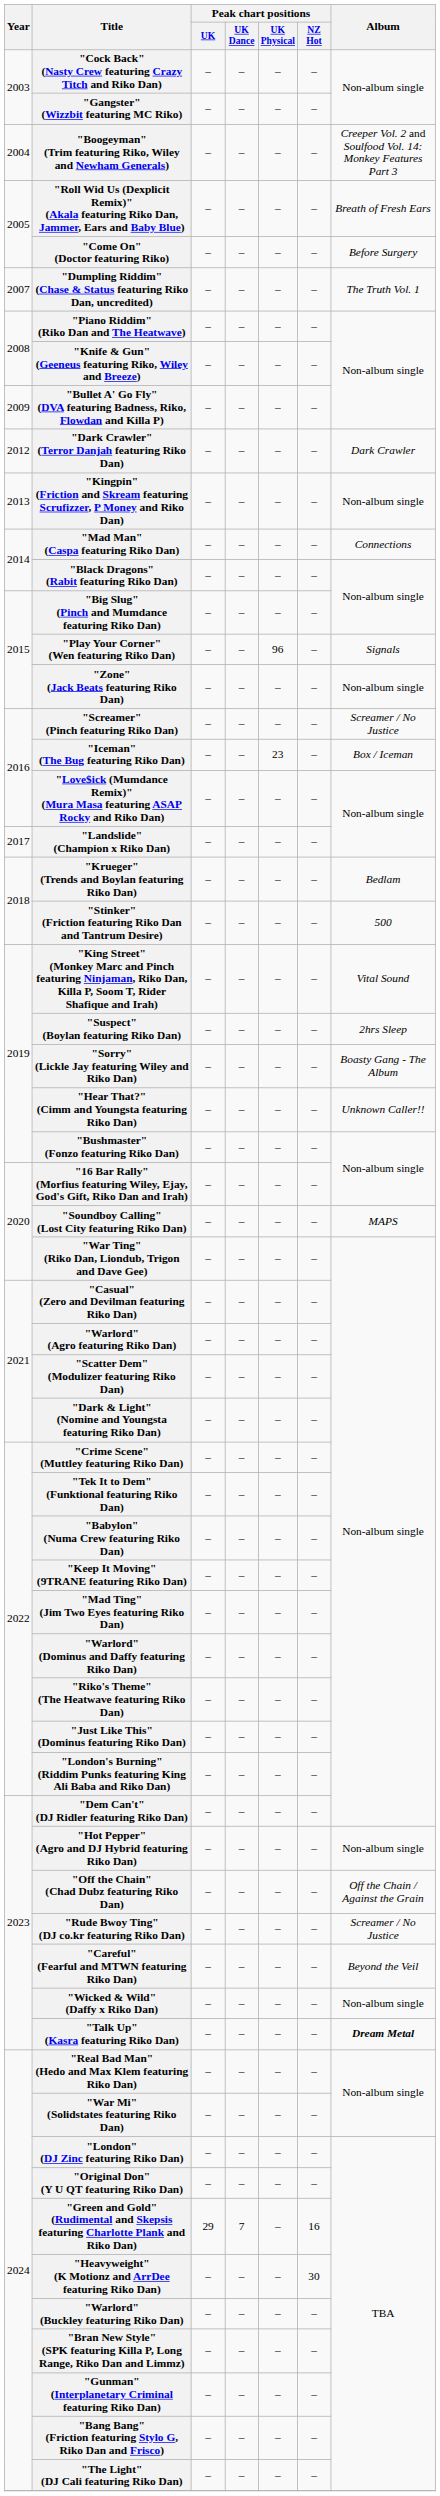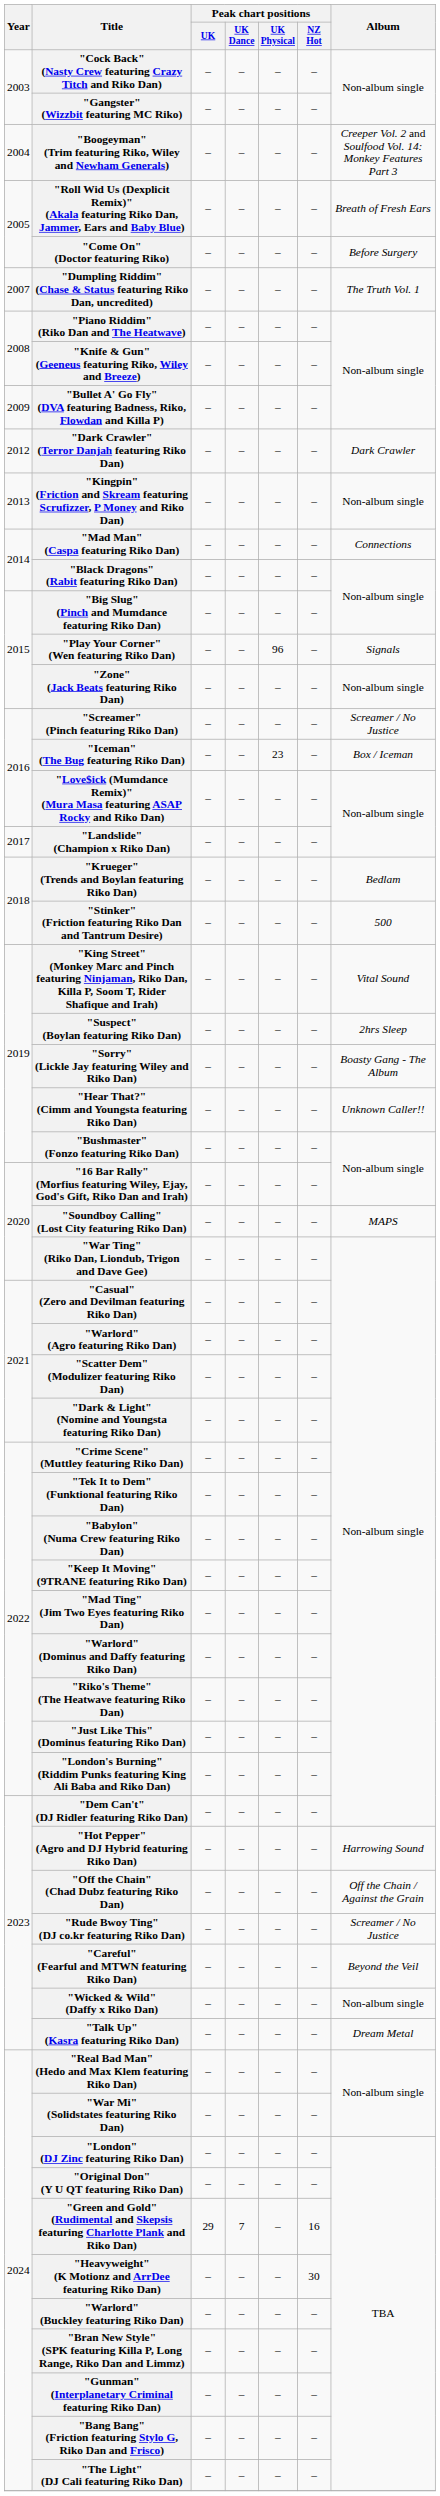(383, 1848) Non-album single -> (383, 1848) Harrowing Sound
(383, 2034) bold -> (383, 2034) normal
